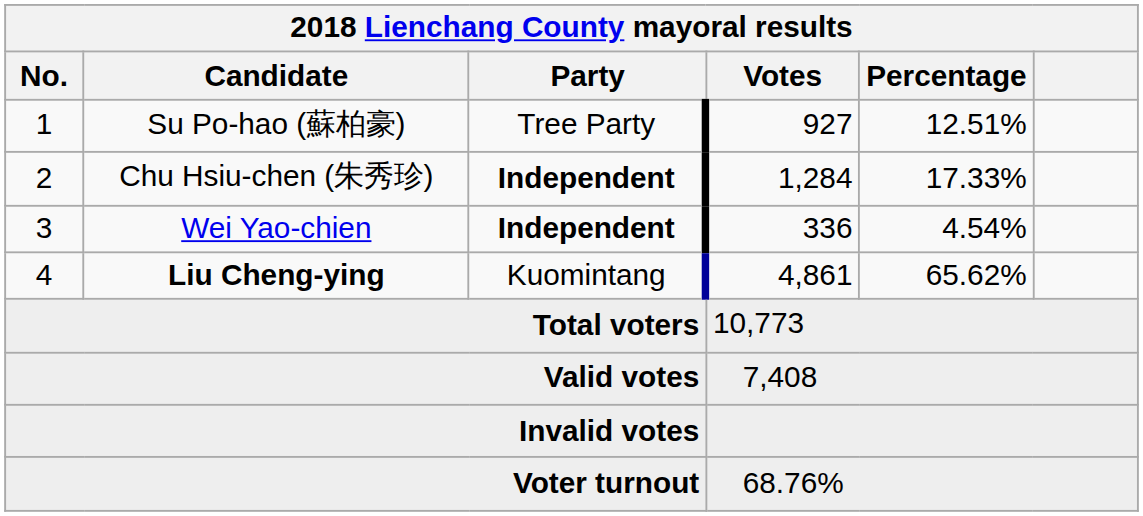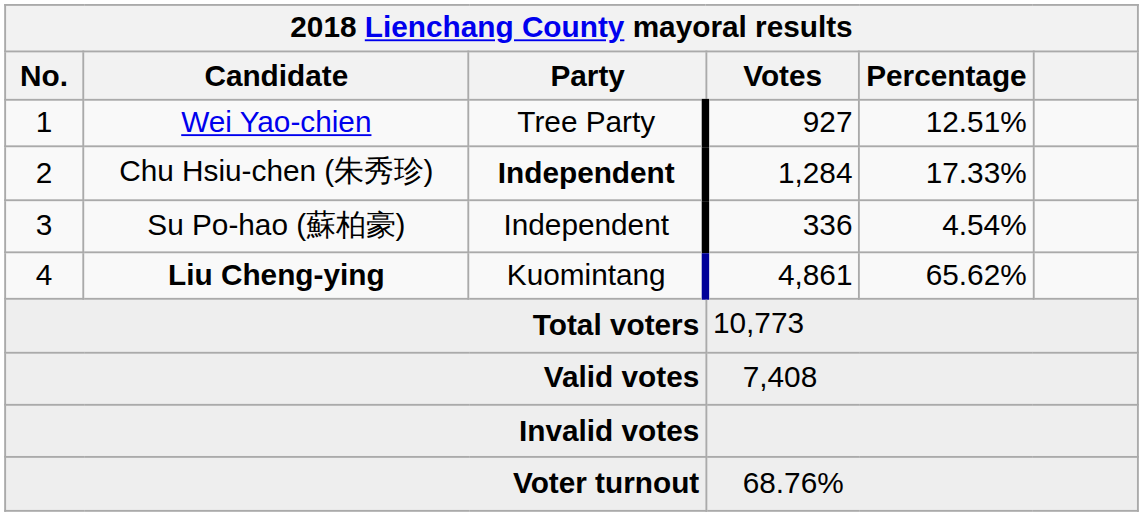(276, 124) Su Po-hao (蘇柏豪) -> (276, 122) Wei Yao-chien
(276, 228) Wei Yao-chien -> (276, 224) Su Po-hao (蘇柏豪)
(586, 228) bold -> (586, 225) normal
